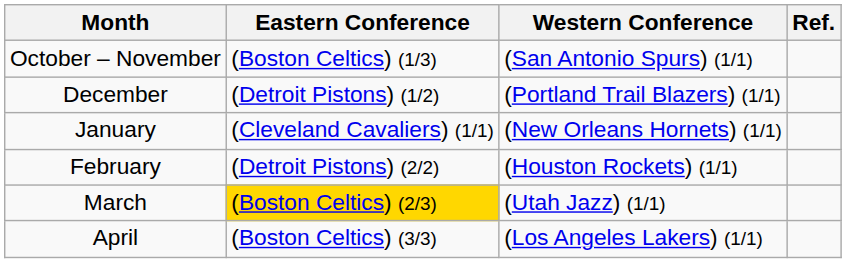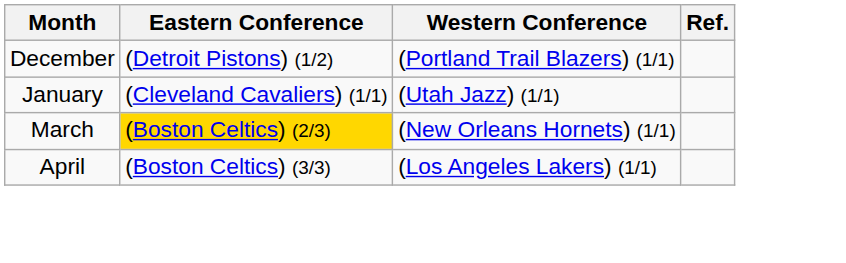- row: (115, 58)
(643, 130) (New Orleans Hornets) (1/1) -> (479, 94) (Utah Jazz) (1/1)
- row: (115, 166)
(585, 202) (Utah Jazz) (1/1) -> (537, 130) (New Orleans Hornets) (1/1)
